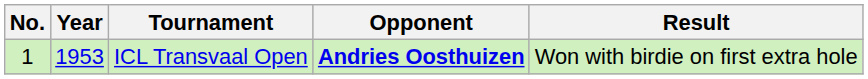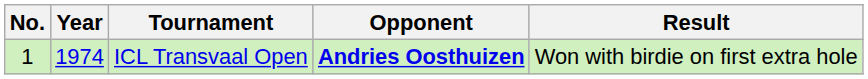(80, 57) 1953 -> (80, 57) 1974
